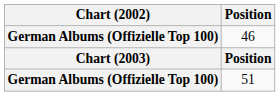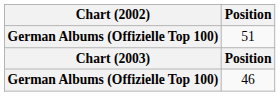rows swapped: (248, 79) <-> (248, 36)
